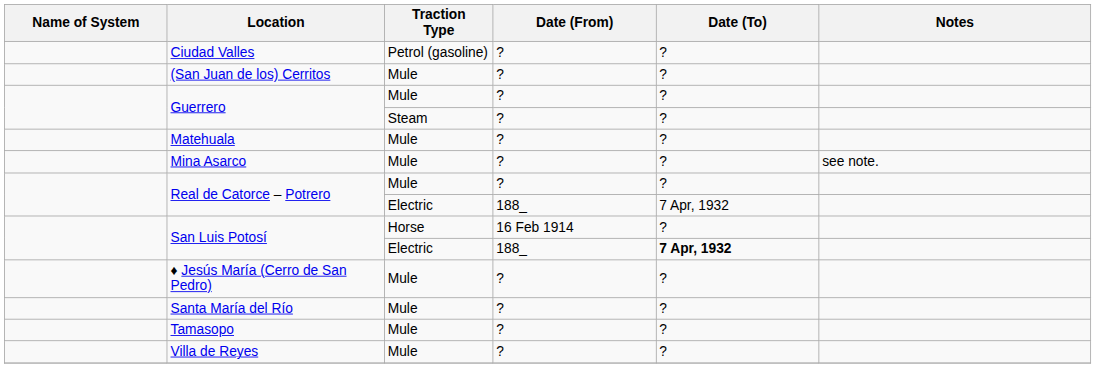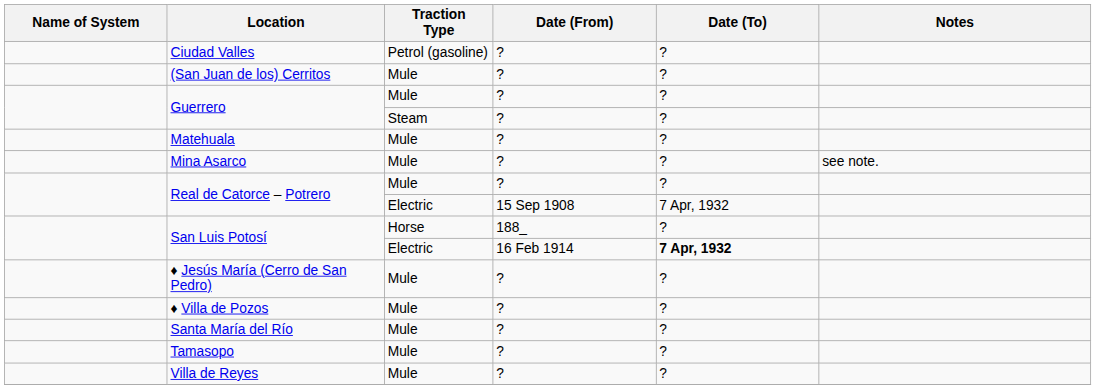(512, 205) 188_ -> (535, 205) 15 Sep 1908
(535, 227) 16 Feb 1914 -> (512, 227) 188_
(512, 249) 188_ -> (535, 249) 16 Feb 1914
+ row: (219, 308)
